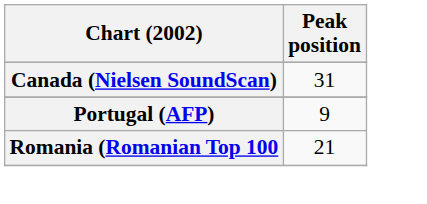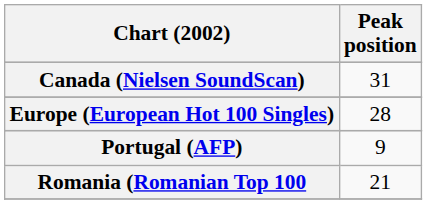+ row: (172, 113)
